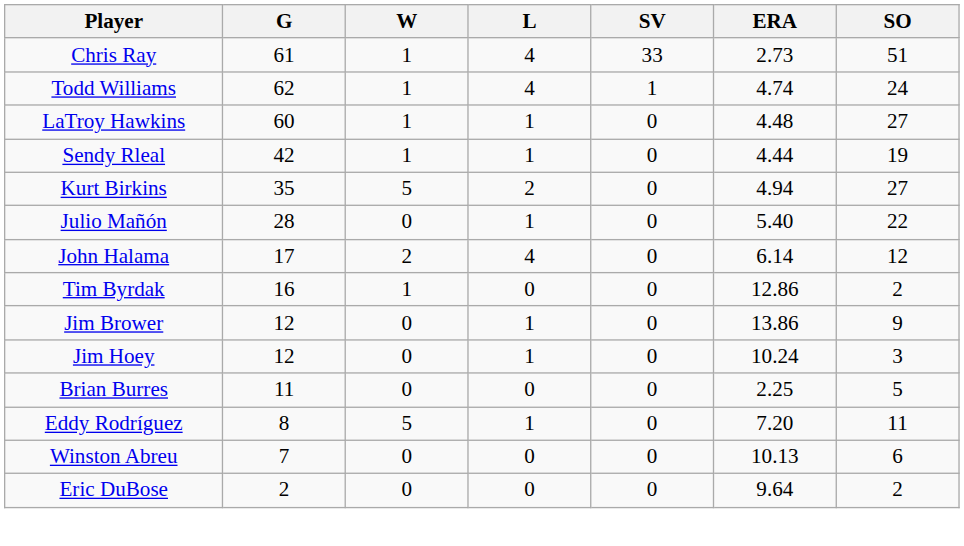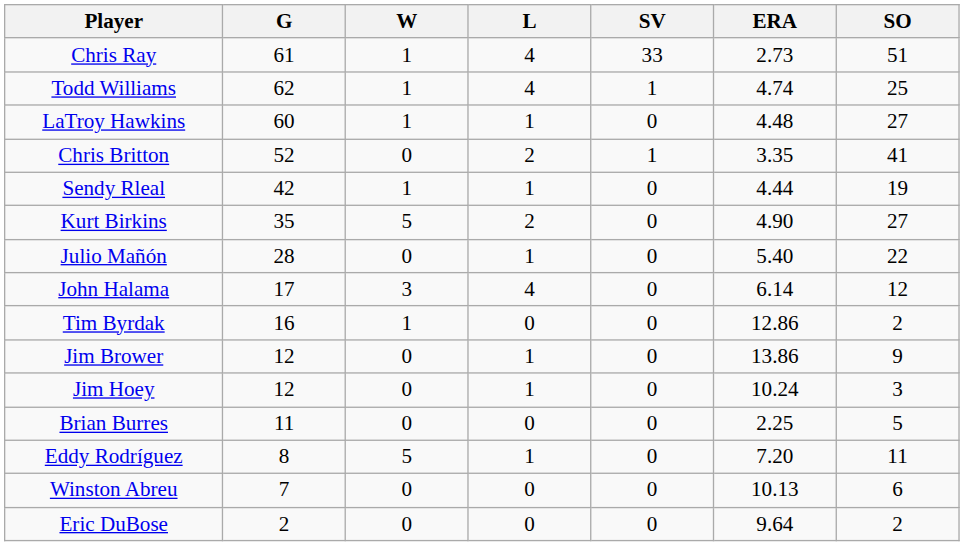(898, 88) 24 -> (898, 88) 25
+ row: (114, 155)
(775, 188) 4.94 -> (775, 222) 4.90
(407, 255) 2 -> (407, 289) 3
